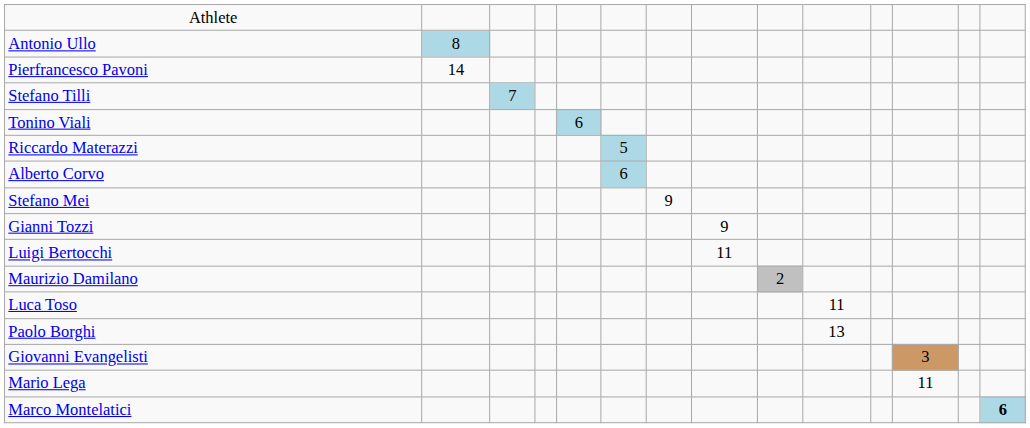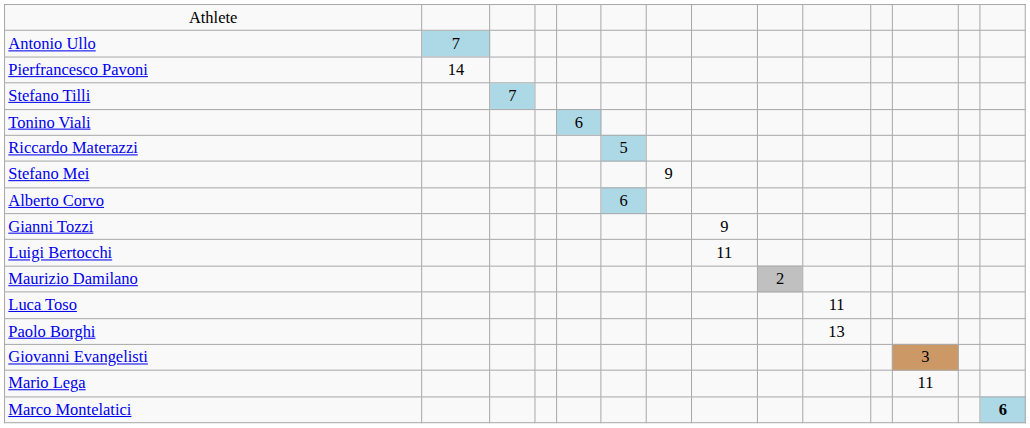(456, 43) 8 -> (456, 43) 7
rows swapped: (56, 174) <-> (49, 200)
